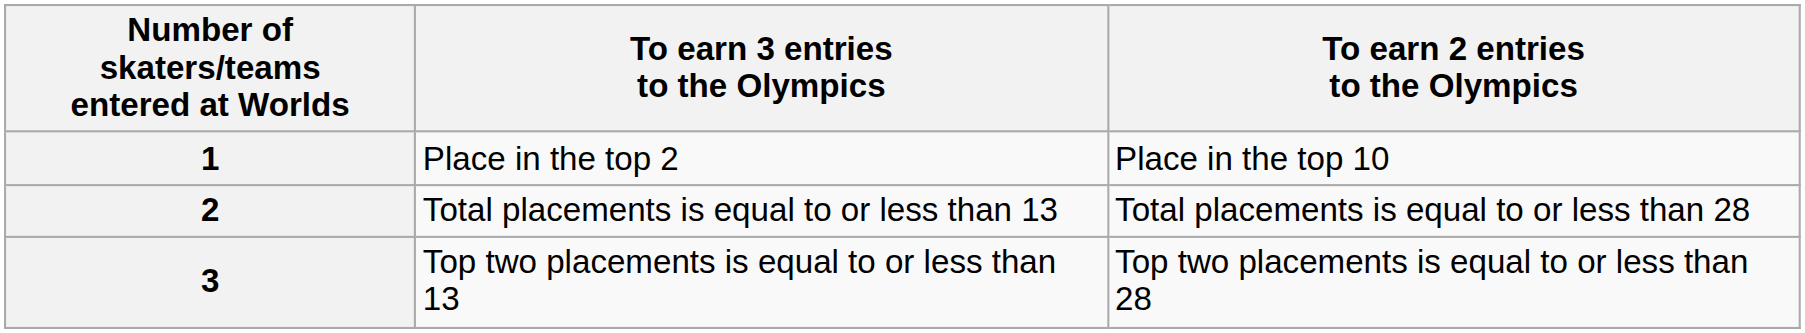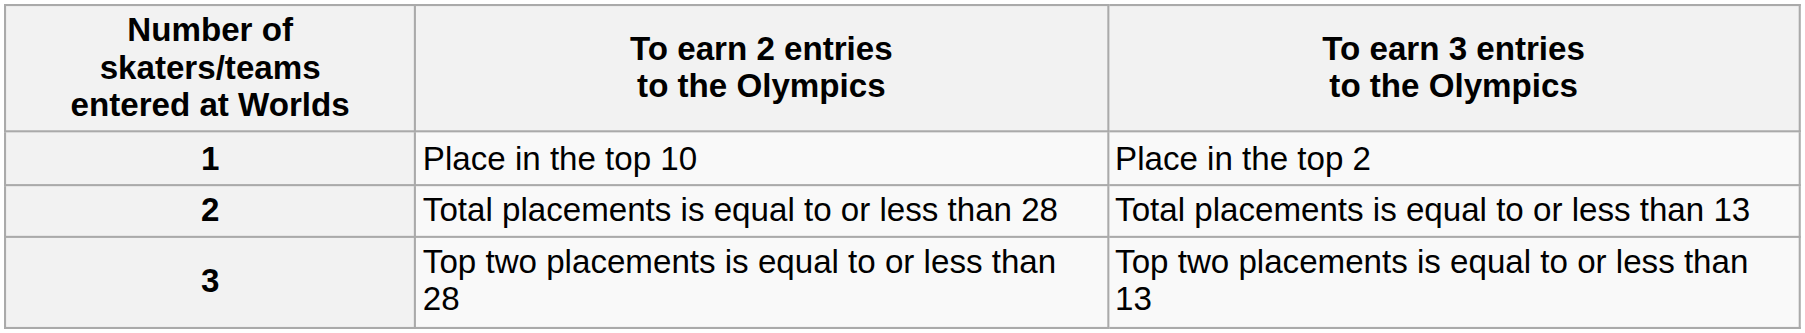columns swapped: (761, 68) <-> (1454, 68)
